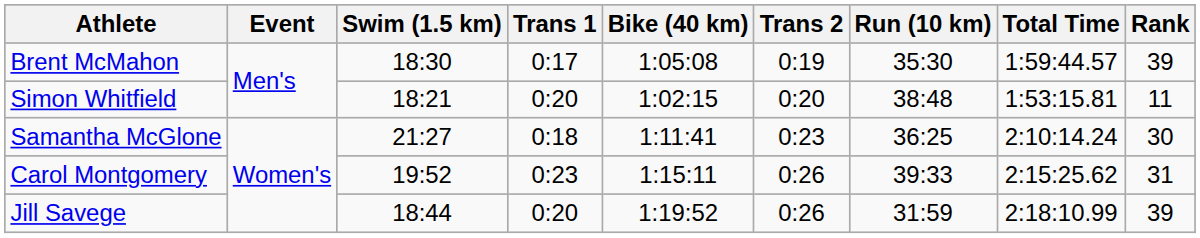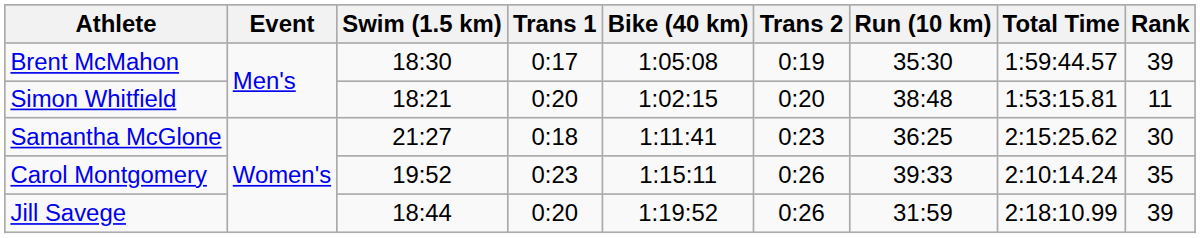(1061, 137) 2:10:14.24 -> (1061, 137) 2:15:25.62
(1061, 175) 2:15:25.62 -> (1061, 175) 2:10:14.24
(1160, 175) 31 -> (1160, 175) 35
